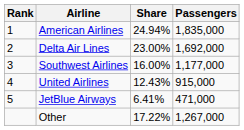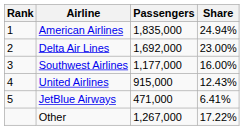columns swapped: (206, 13) <-> (152, 13)
